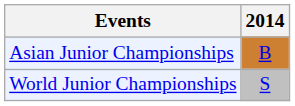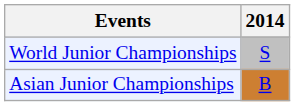rows swapped: (121, 52) <-> (123, 85)
